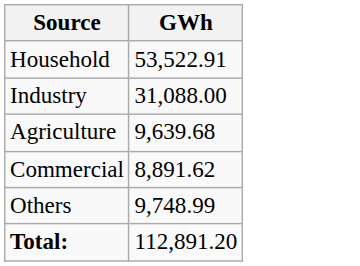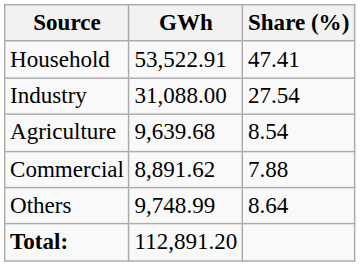+ column: (299, 22)
